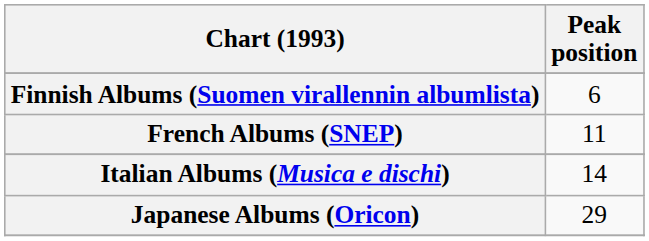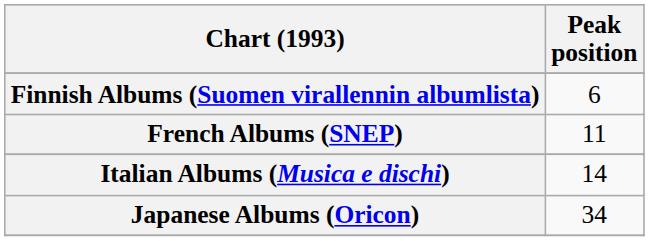(594, 214) 29 -> (594, 214) 34
